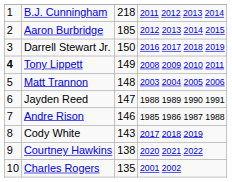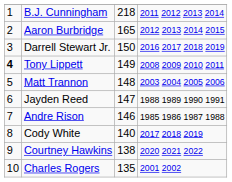(126, 30) 185 -> (126, 30) 165
(126, 133) 143 -> (126, 133) 140
